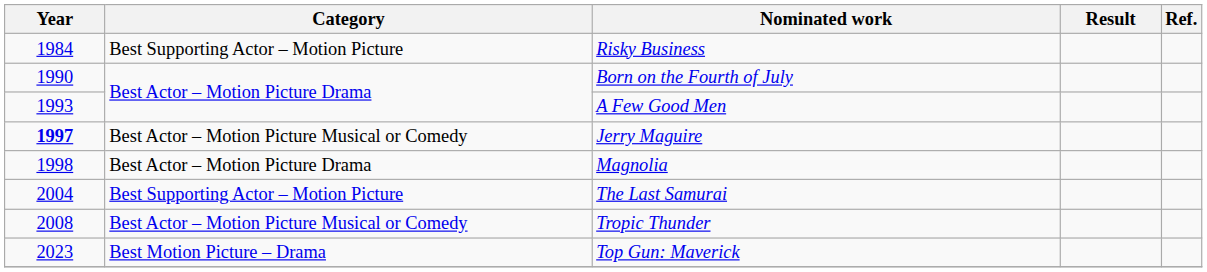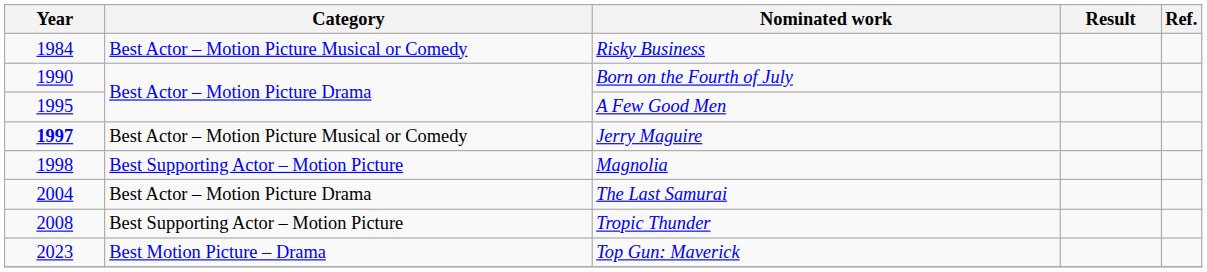(256, 48) Best Supporting Actor – Motion Picture -> (288, 48) Best Actor – Motion Picture Musical or Comedy
(55, 106) 1993 -> (55, 106) 1995
(240, 164) Best Actor – Motion Picture Drama -> (256, 164) Best Supporting Actor – Motion Picture
(256, 194) Best Supporting Actor – Motion Picture -> (240, 194) Best Actor – Motion Picture Drama
(288, 223) Best Actor – Motion Picture Musical or Comedy -> (256, 223) Best Supporting Actor – Motion Picture
